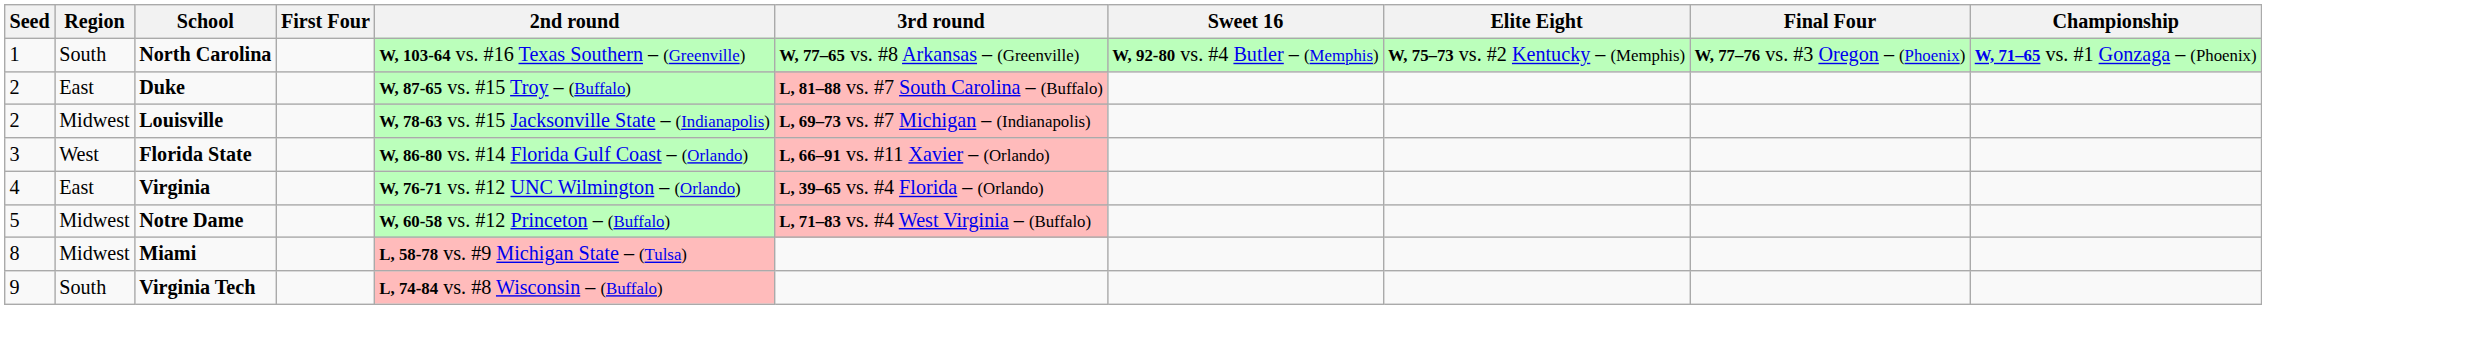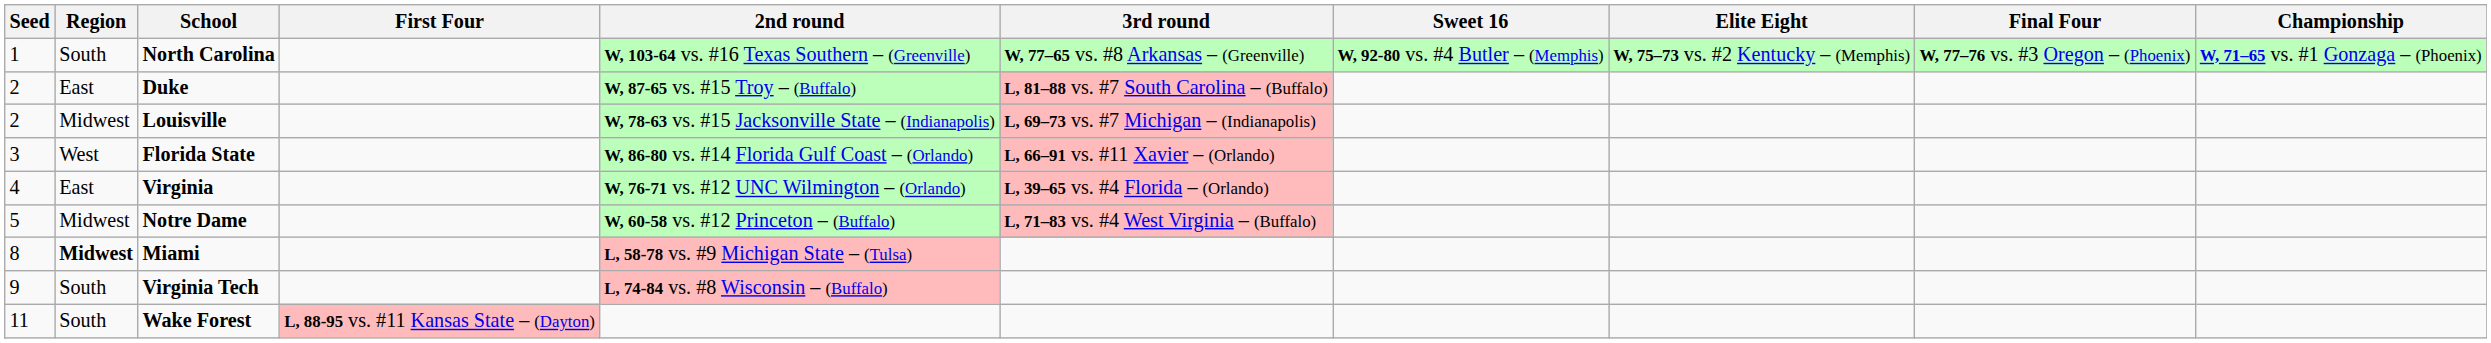(94, 254) normal -> (96, 254) bold
+ row: (197, 320)
